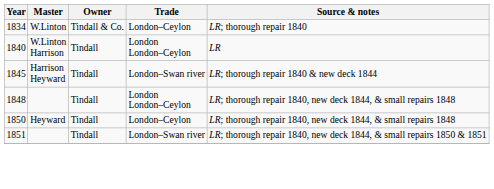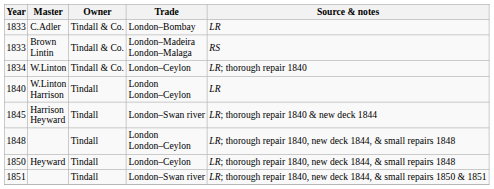+ row: (16, 27)
+ row: (16, 47)
